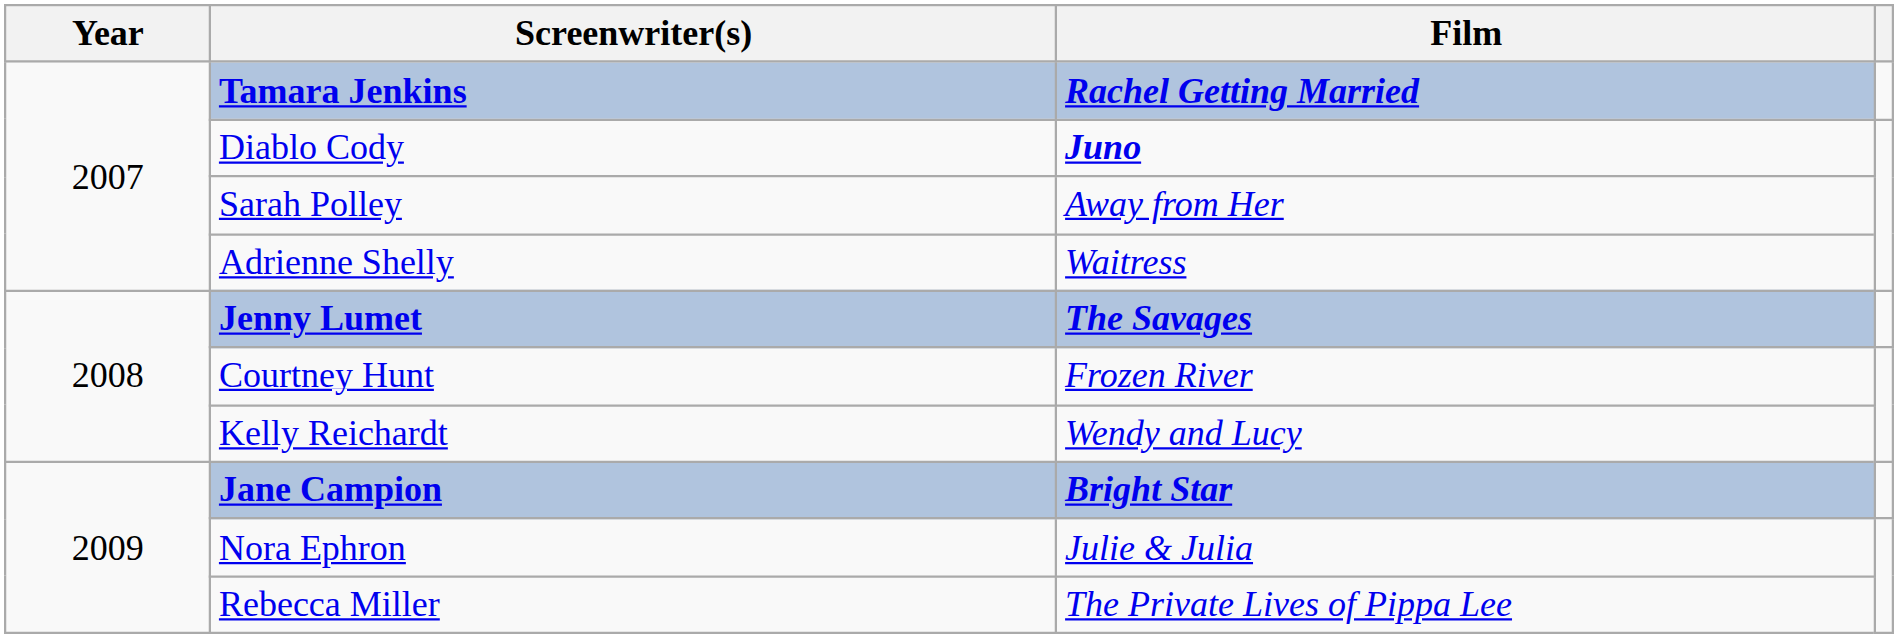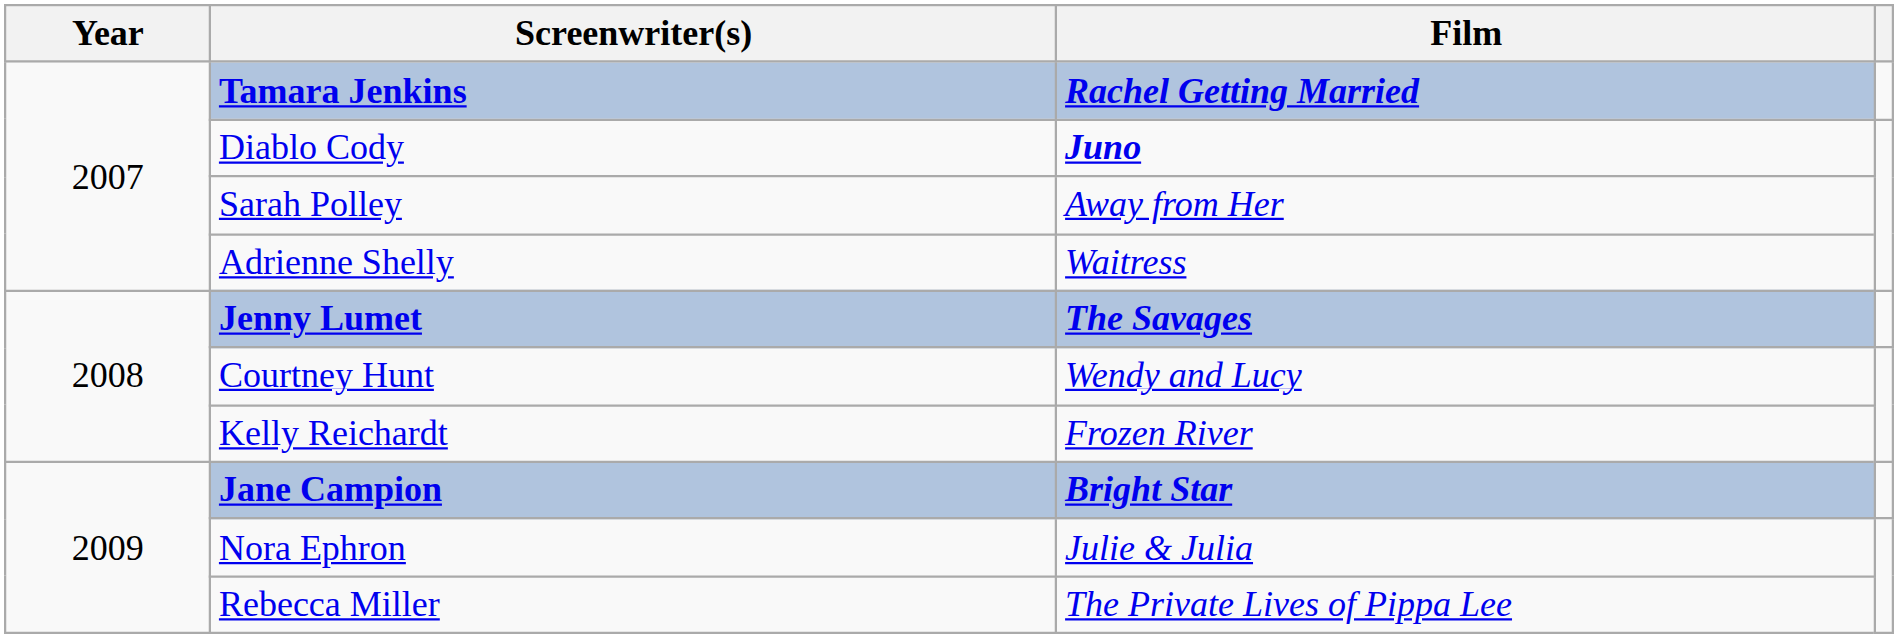(1159, 375) Frozen River -> (1183, 375) Wendy and Lucy
(1183, 432) Wendy and Lucy -> (1159, 432) Frozen River
